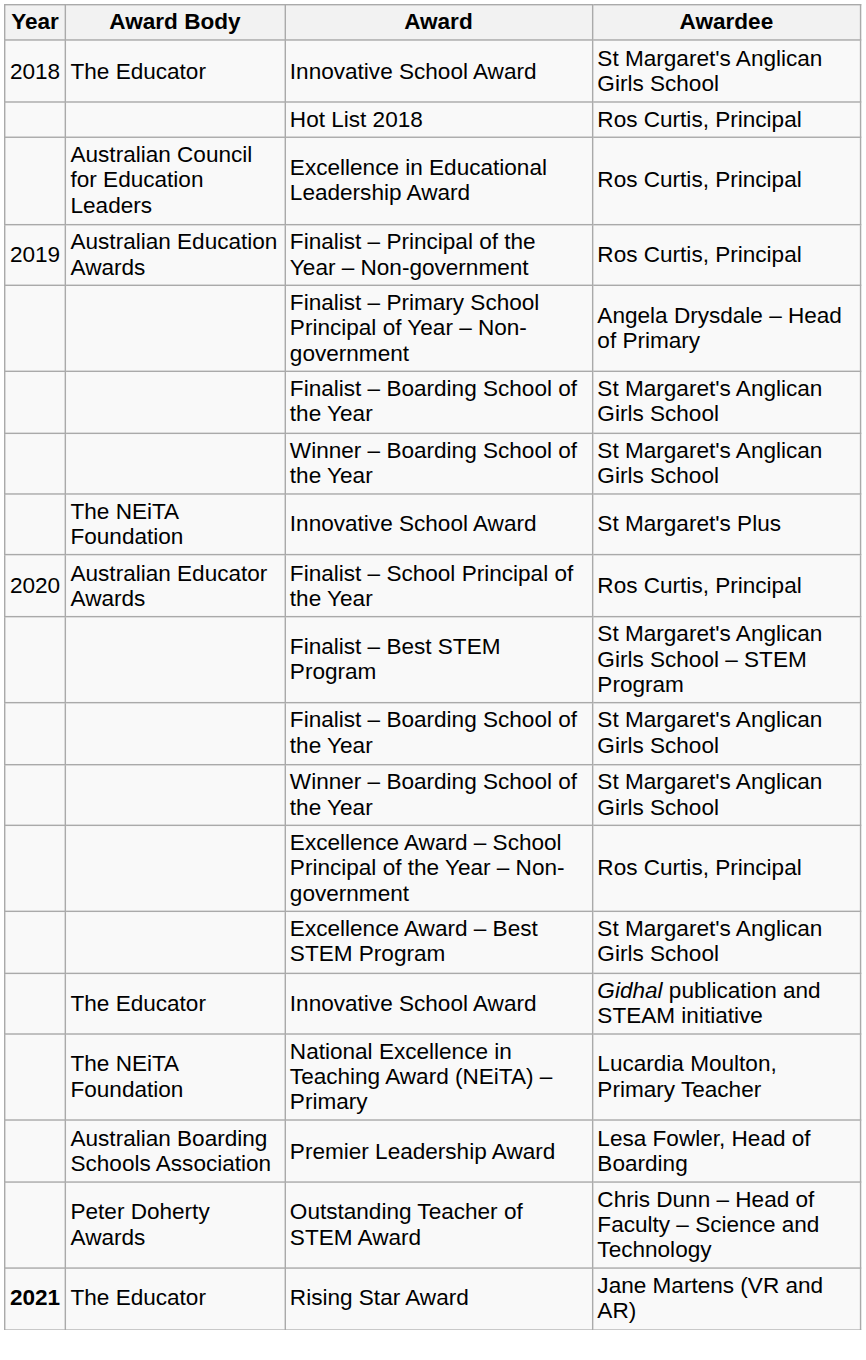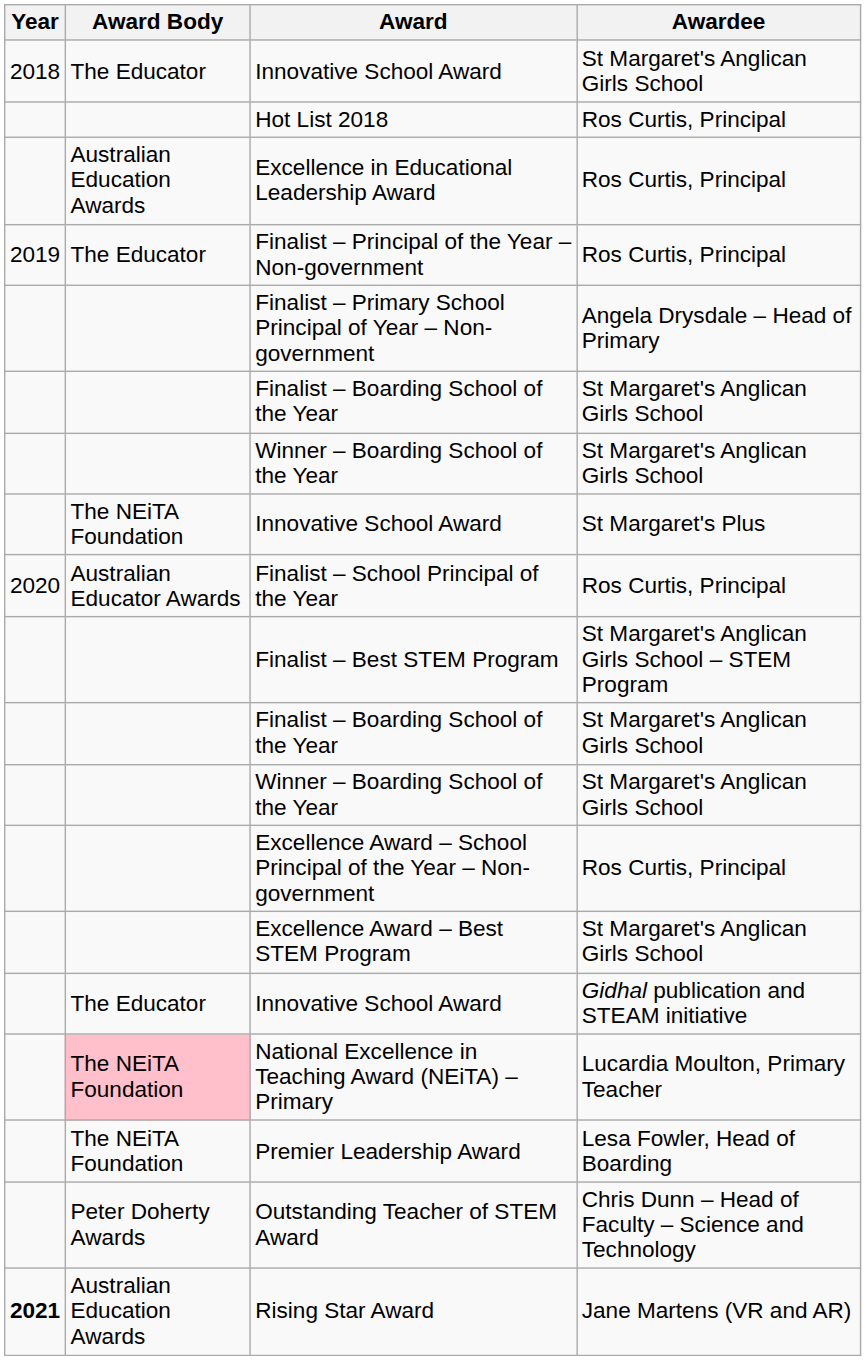(161, 180) Australian Council for Education Leaders -> (121, 180) Australian Education Awards
(174, 254) Australian Education Awards -> (138, 254) The Educator
(127, 1077) no background -> (127, 1077) pink background
(171, 1150) Australian Boarding Schools Association -> (127, 1150) The NEiTA Foundation
(138, 1298) The Educator -> (121, 1311) Australian Education Awards
